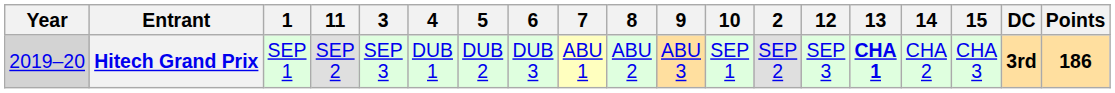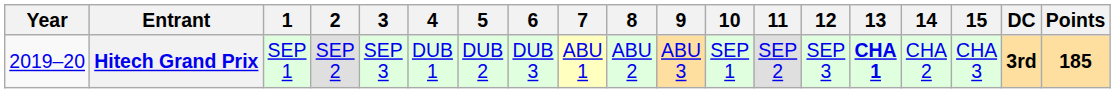columns swapped: (778, 20) <-> (335, 20)
(47, 61) lightgrey background -> (47, 61) no background
(1076, 61) 186 -> (1076, 61) 185
